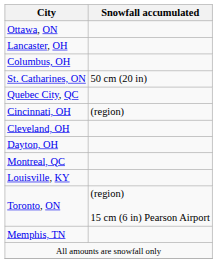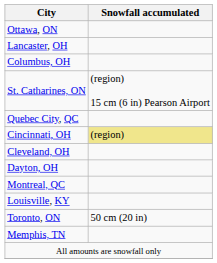(119, 78) 50 cm (20 in) -> (150, 90) (region) 15 cm (6 in) Pearson Airport
(107, 111) no background -> (107, 135) khaki background
(150, 206) (region) 15 cm (6 in) Pearson Airport -> (119, 217) 50 cm (20 in)
